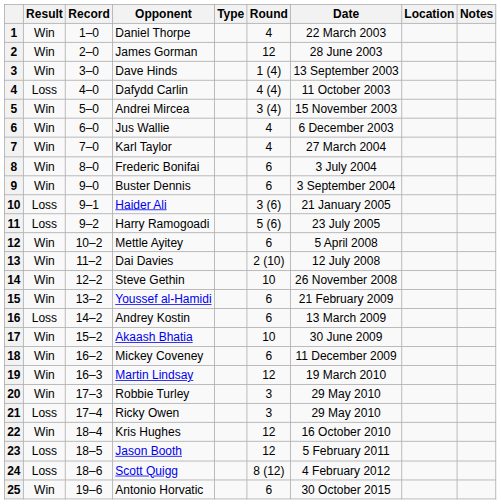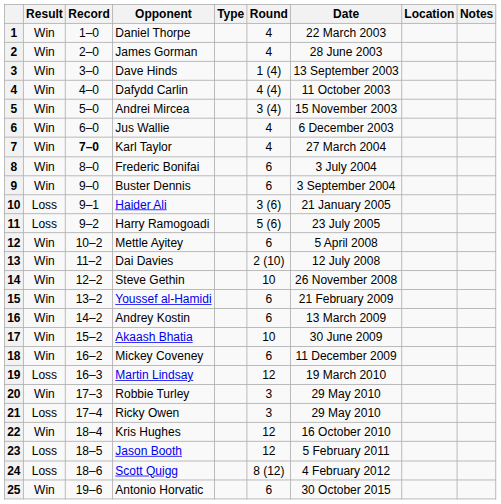(269, 52) 12 -> (269, 52) 4
(44, 90) Loss -> (44, 90) Win
(89, 147) normal -> (89, 147) bold
(44, 318) Loss -> (44, 318) Win
(44, 375) Win -> (44, 375) Loss
